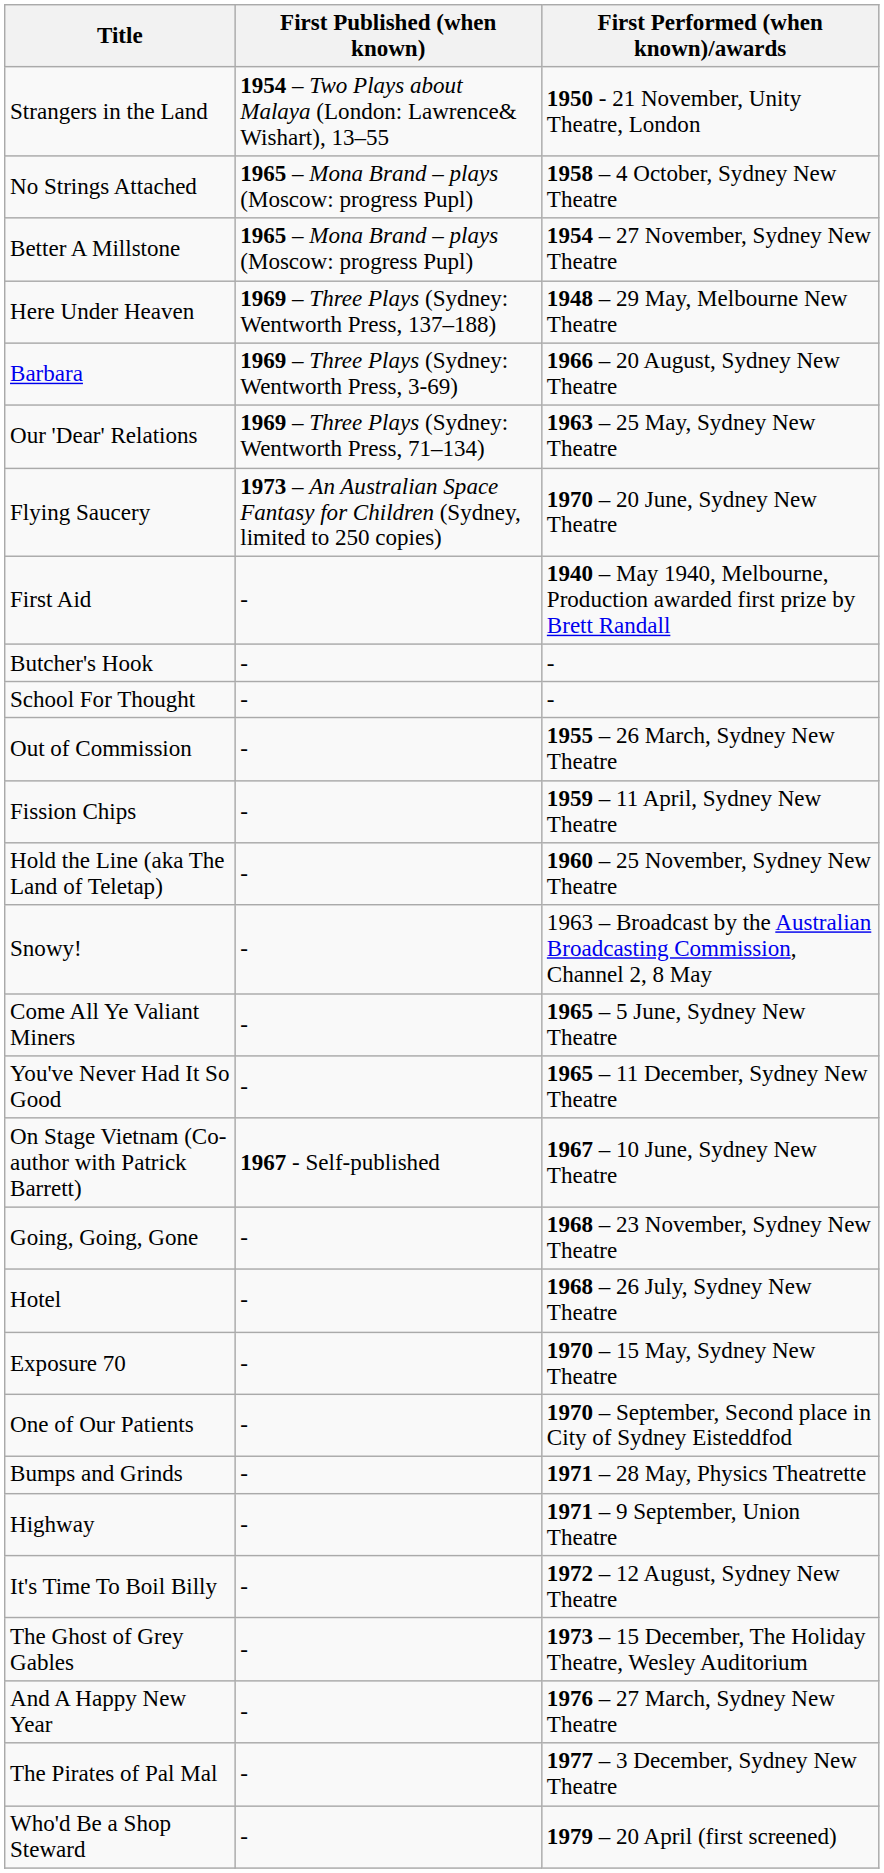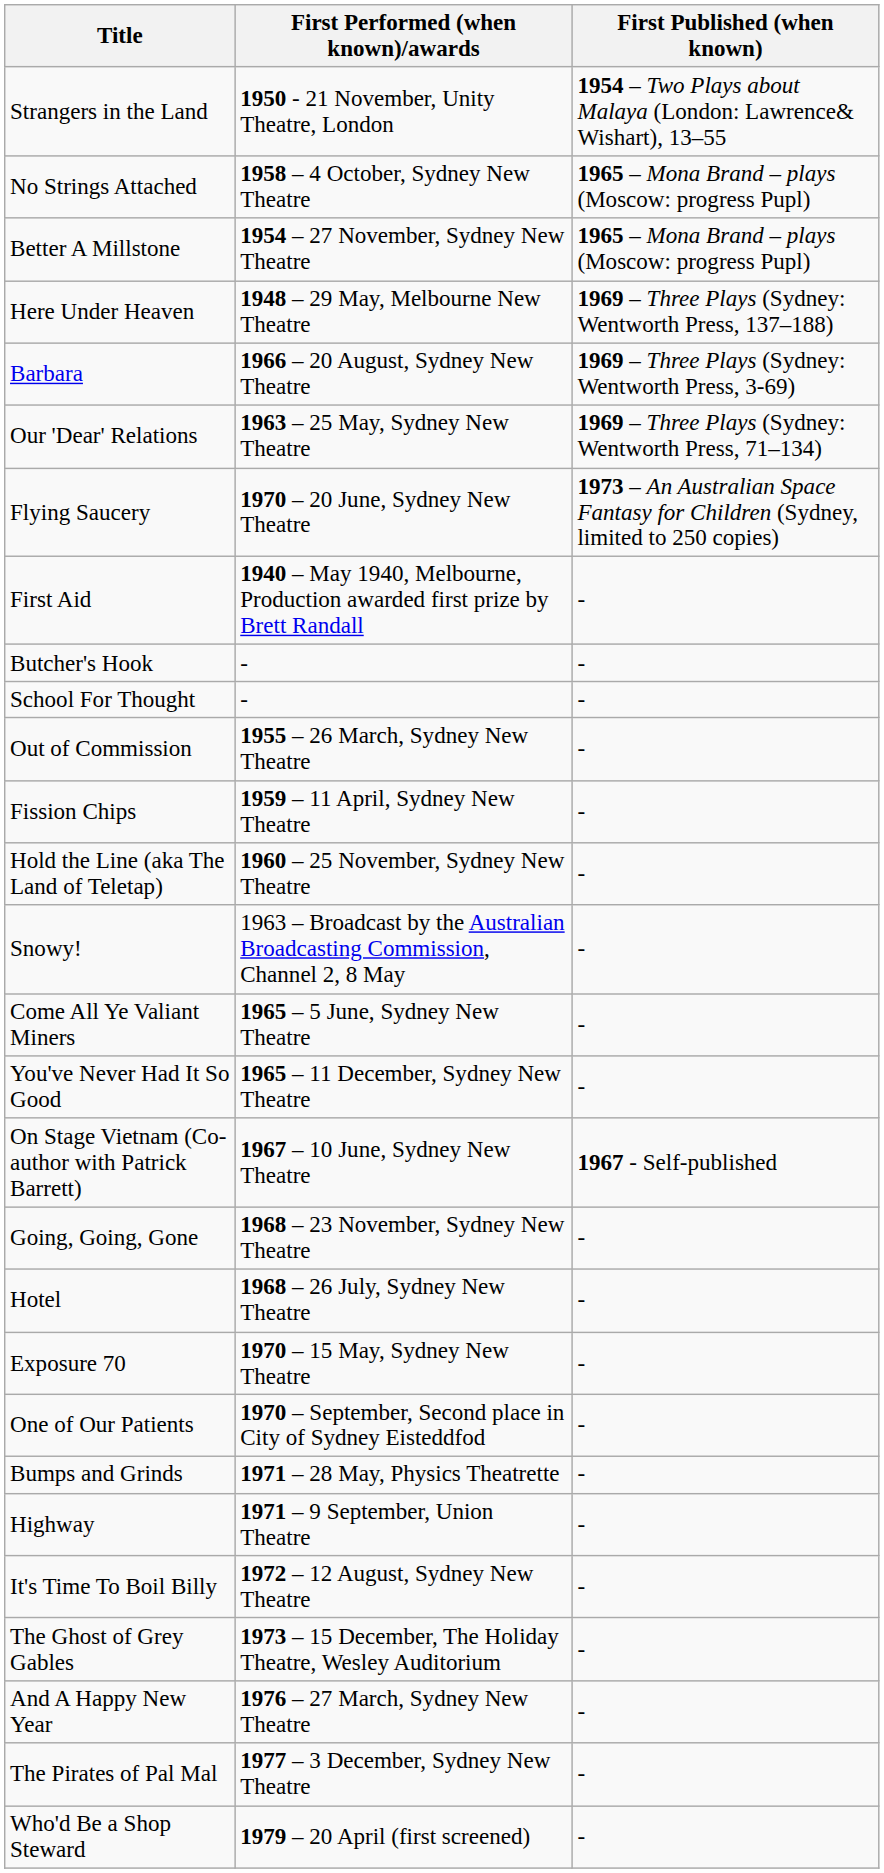columns swapped: (710, 35) <-> (388, 35)
